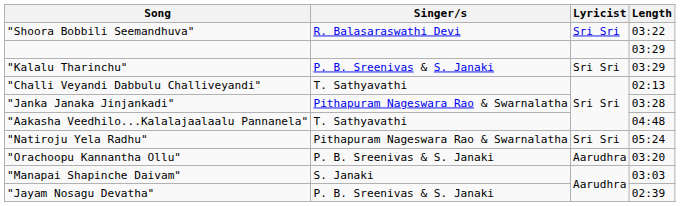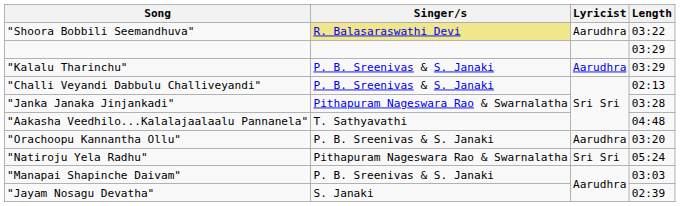(387, 32) no background -> (387, 32) khaki background
(596, 32) Sri Sri -> (600, 32) Aarudhra
(596, 68) Sri Sri -> (600, 68) Aarudhra
(360, 86) T. Sathyavathi -> (404, 86) P. B. Sreenivas & S. Janaki
rows swapped: (94, 157) <-> (77, 139)
(344, 175) S. Janaki -> (404, 175) P. B. Sreenivas & S. Janaki
(404, 193) P. B. Sreenivas & S. Janaki -> (344, 193) S. Janaki
